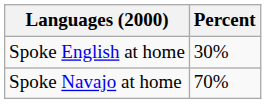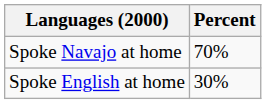rows swapped: (95, 83) <-> (97, 51)
